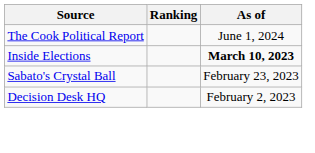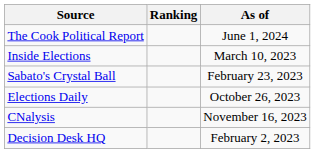(251, 55) bold -> (255, 55) normal
+ row: (48, 96)
+ row: (31, 117)
